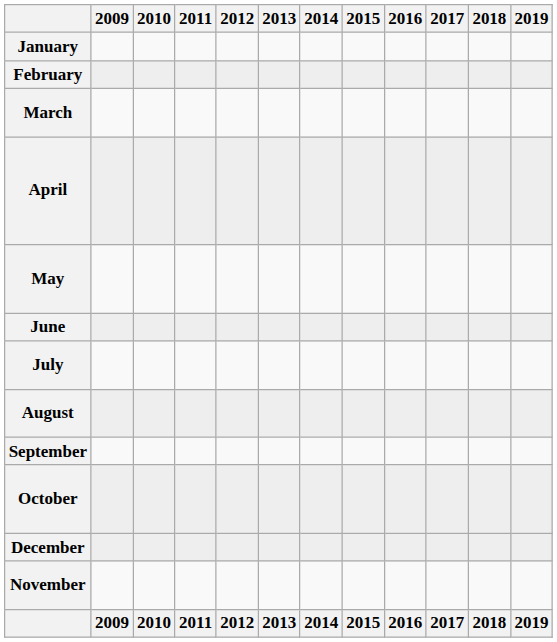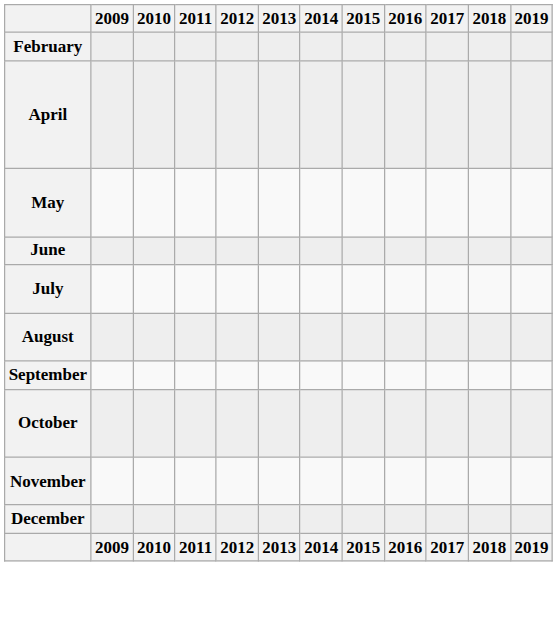- row: (48, 46)
- row: (48, 112)
rows swapped: (48, 584) <-> (48, 546)
